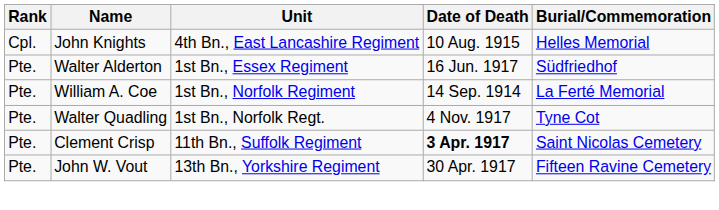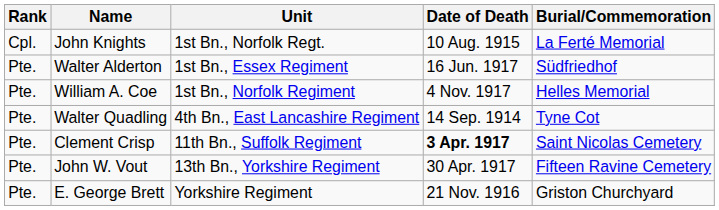(297, 42) 4th Bn., East Lancashire Regiment -> (250, 42) 1st Bn., Norfolk Regt.
(593, 42) Helles Memorial -> (600, 42) La Ferté Memorial
(474, 92) 14 Sep. 1914 -> (469, 92) 4 Nov. 1917
(600, 92) La Ferté Memorial -> (593, 92) Helles Memorial
(250, 117) 1st Bn., Norfolk Regt. -> (297, 117) 4th Bn., East Lancashire Regiment
(469, 117) 4 Nov. 1917 -> (474, 117) 14 Sep. 1914
+ row: (109, 192)
